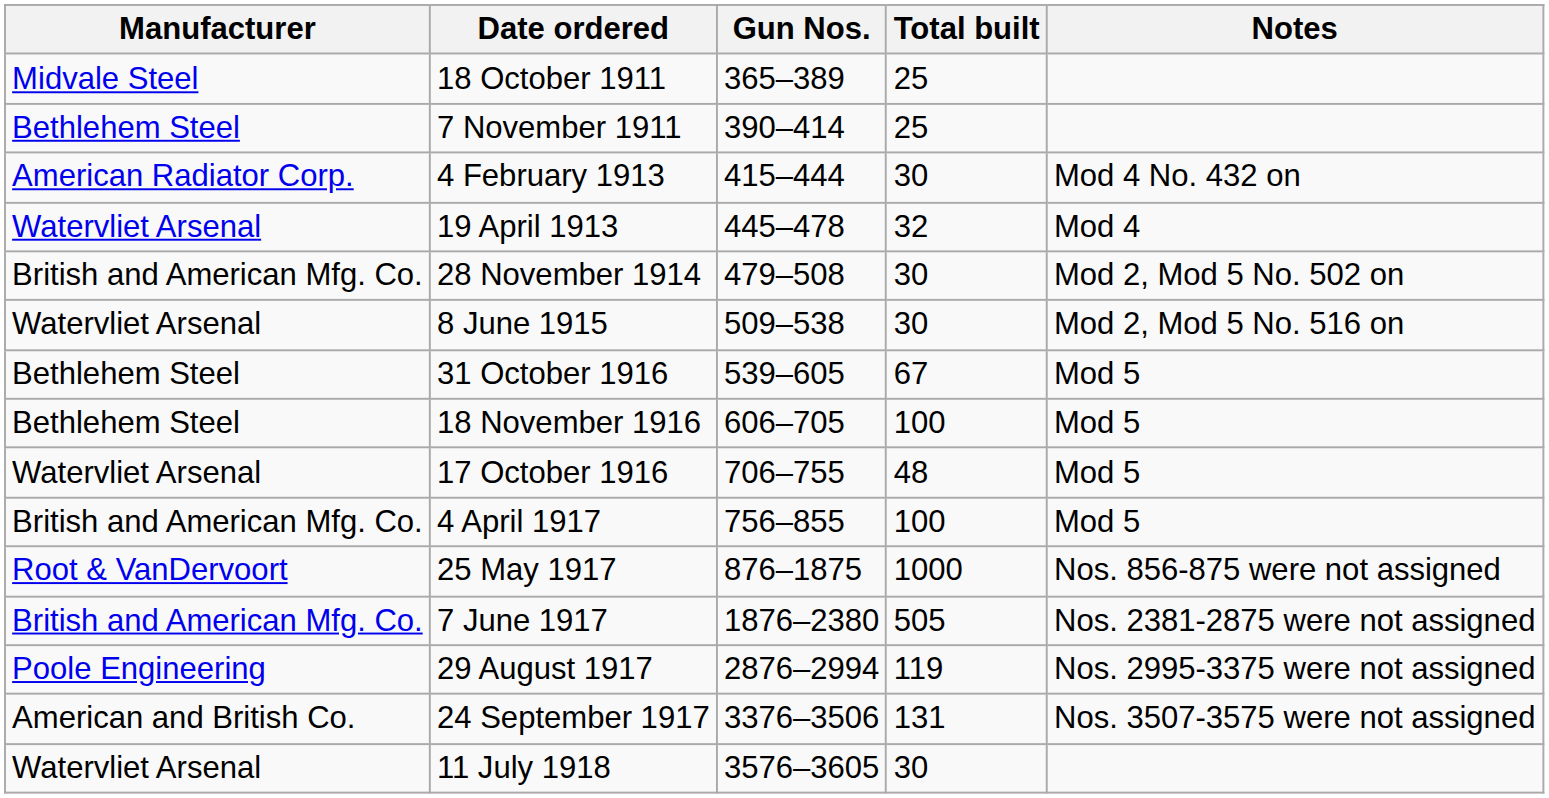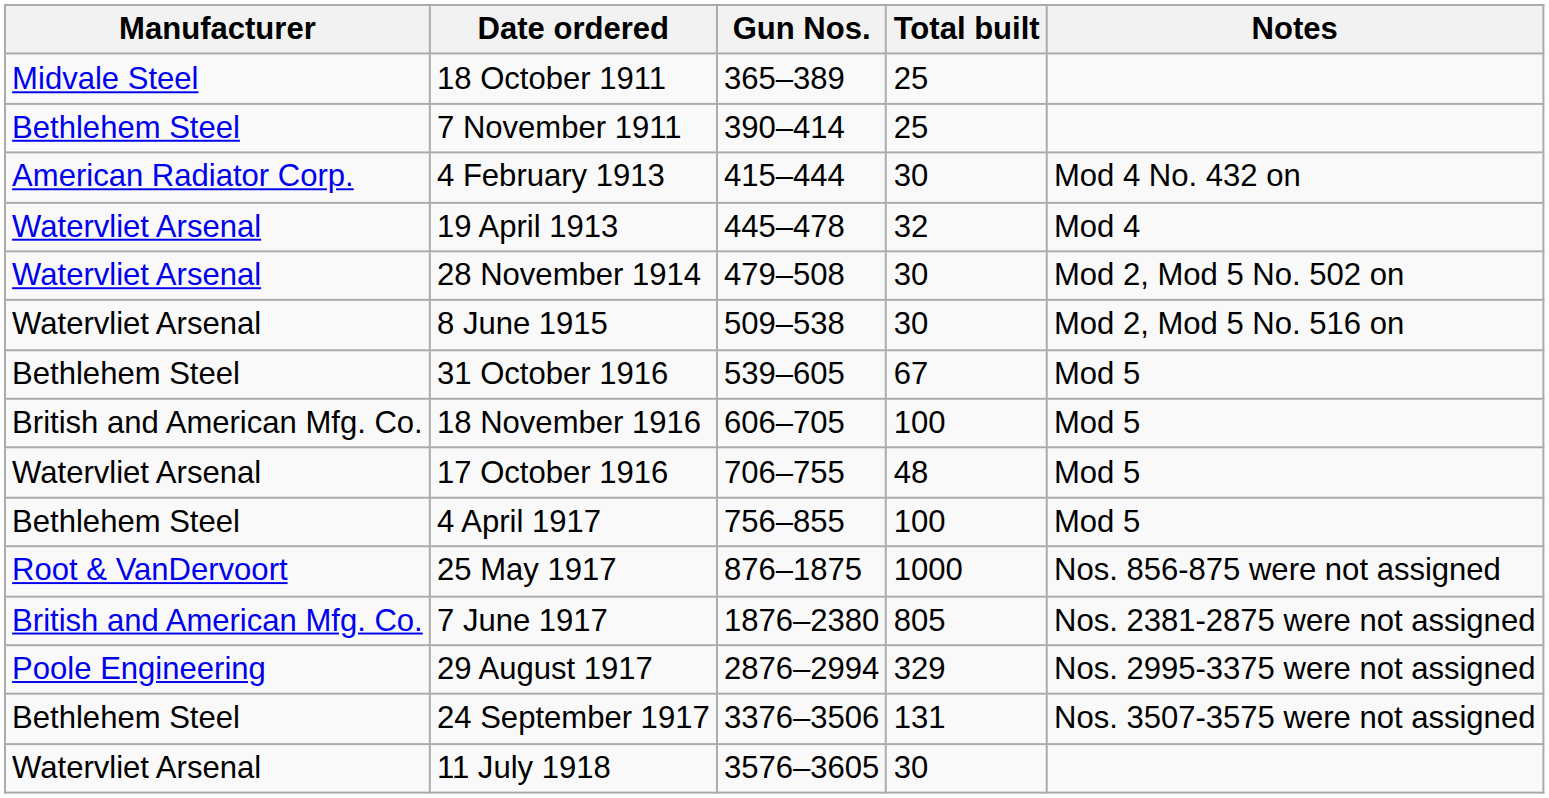(217, 275) British and American Mfg. Co. -> (137, 275) Watervliet Arsenal
(126, 422) Bethlehem Steel -> (217, 422) British and American Mfg. Co.
(217, 521) British and American Mfg. Co. -> (126, 521) Bethlehem Steel
(920, 619) 505 -> (920, 619) 805
(918, 669) 119 -> (920, 669) 329
(184, 718) American and British Co. -> (126, 718) Bethlehem Steel
